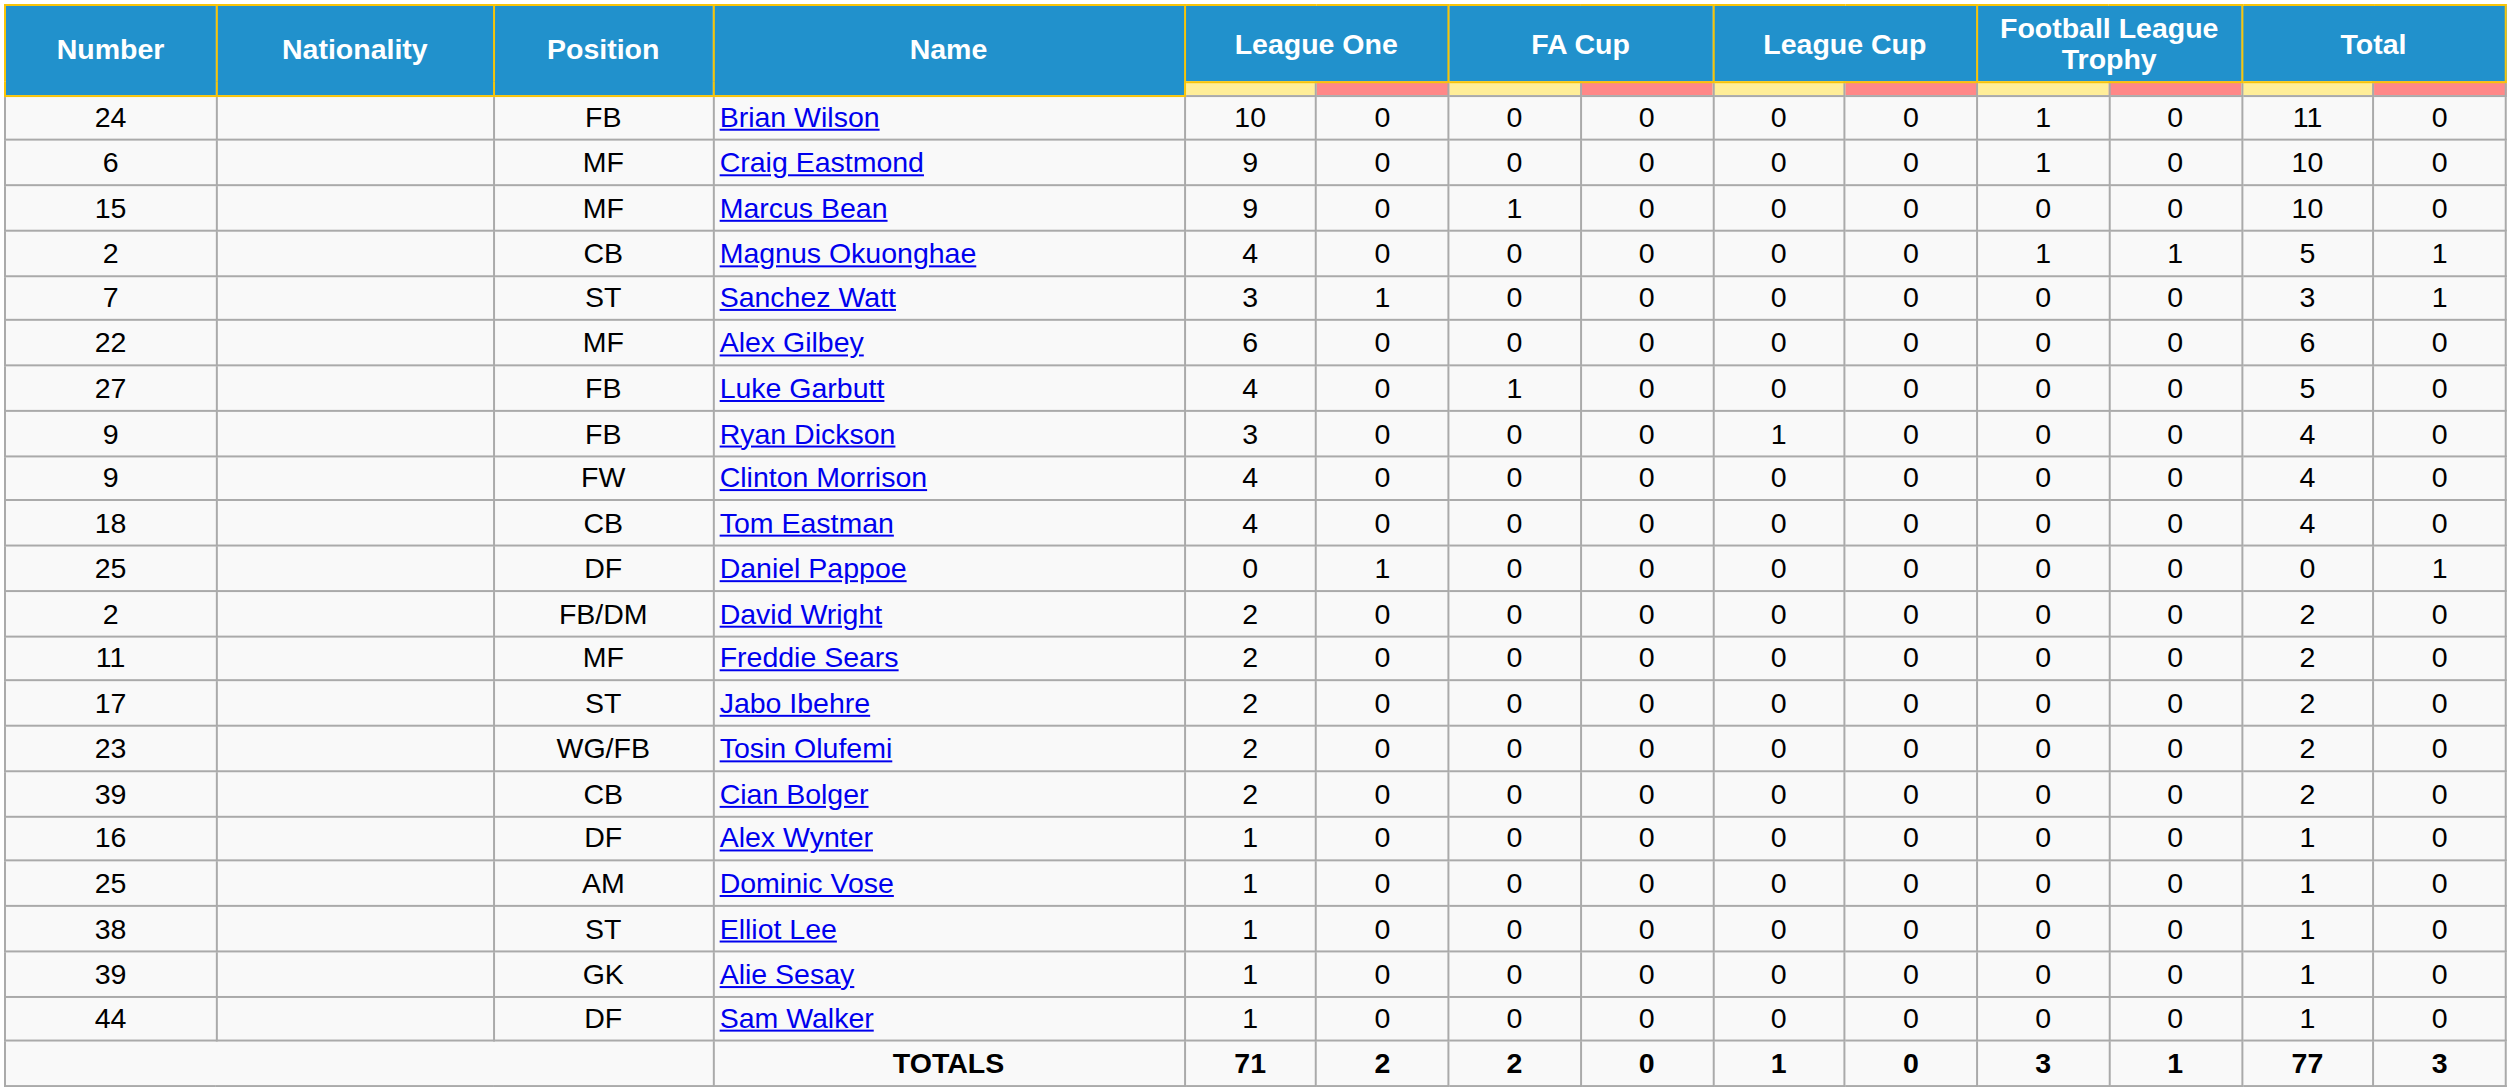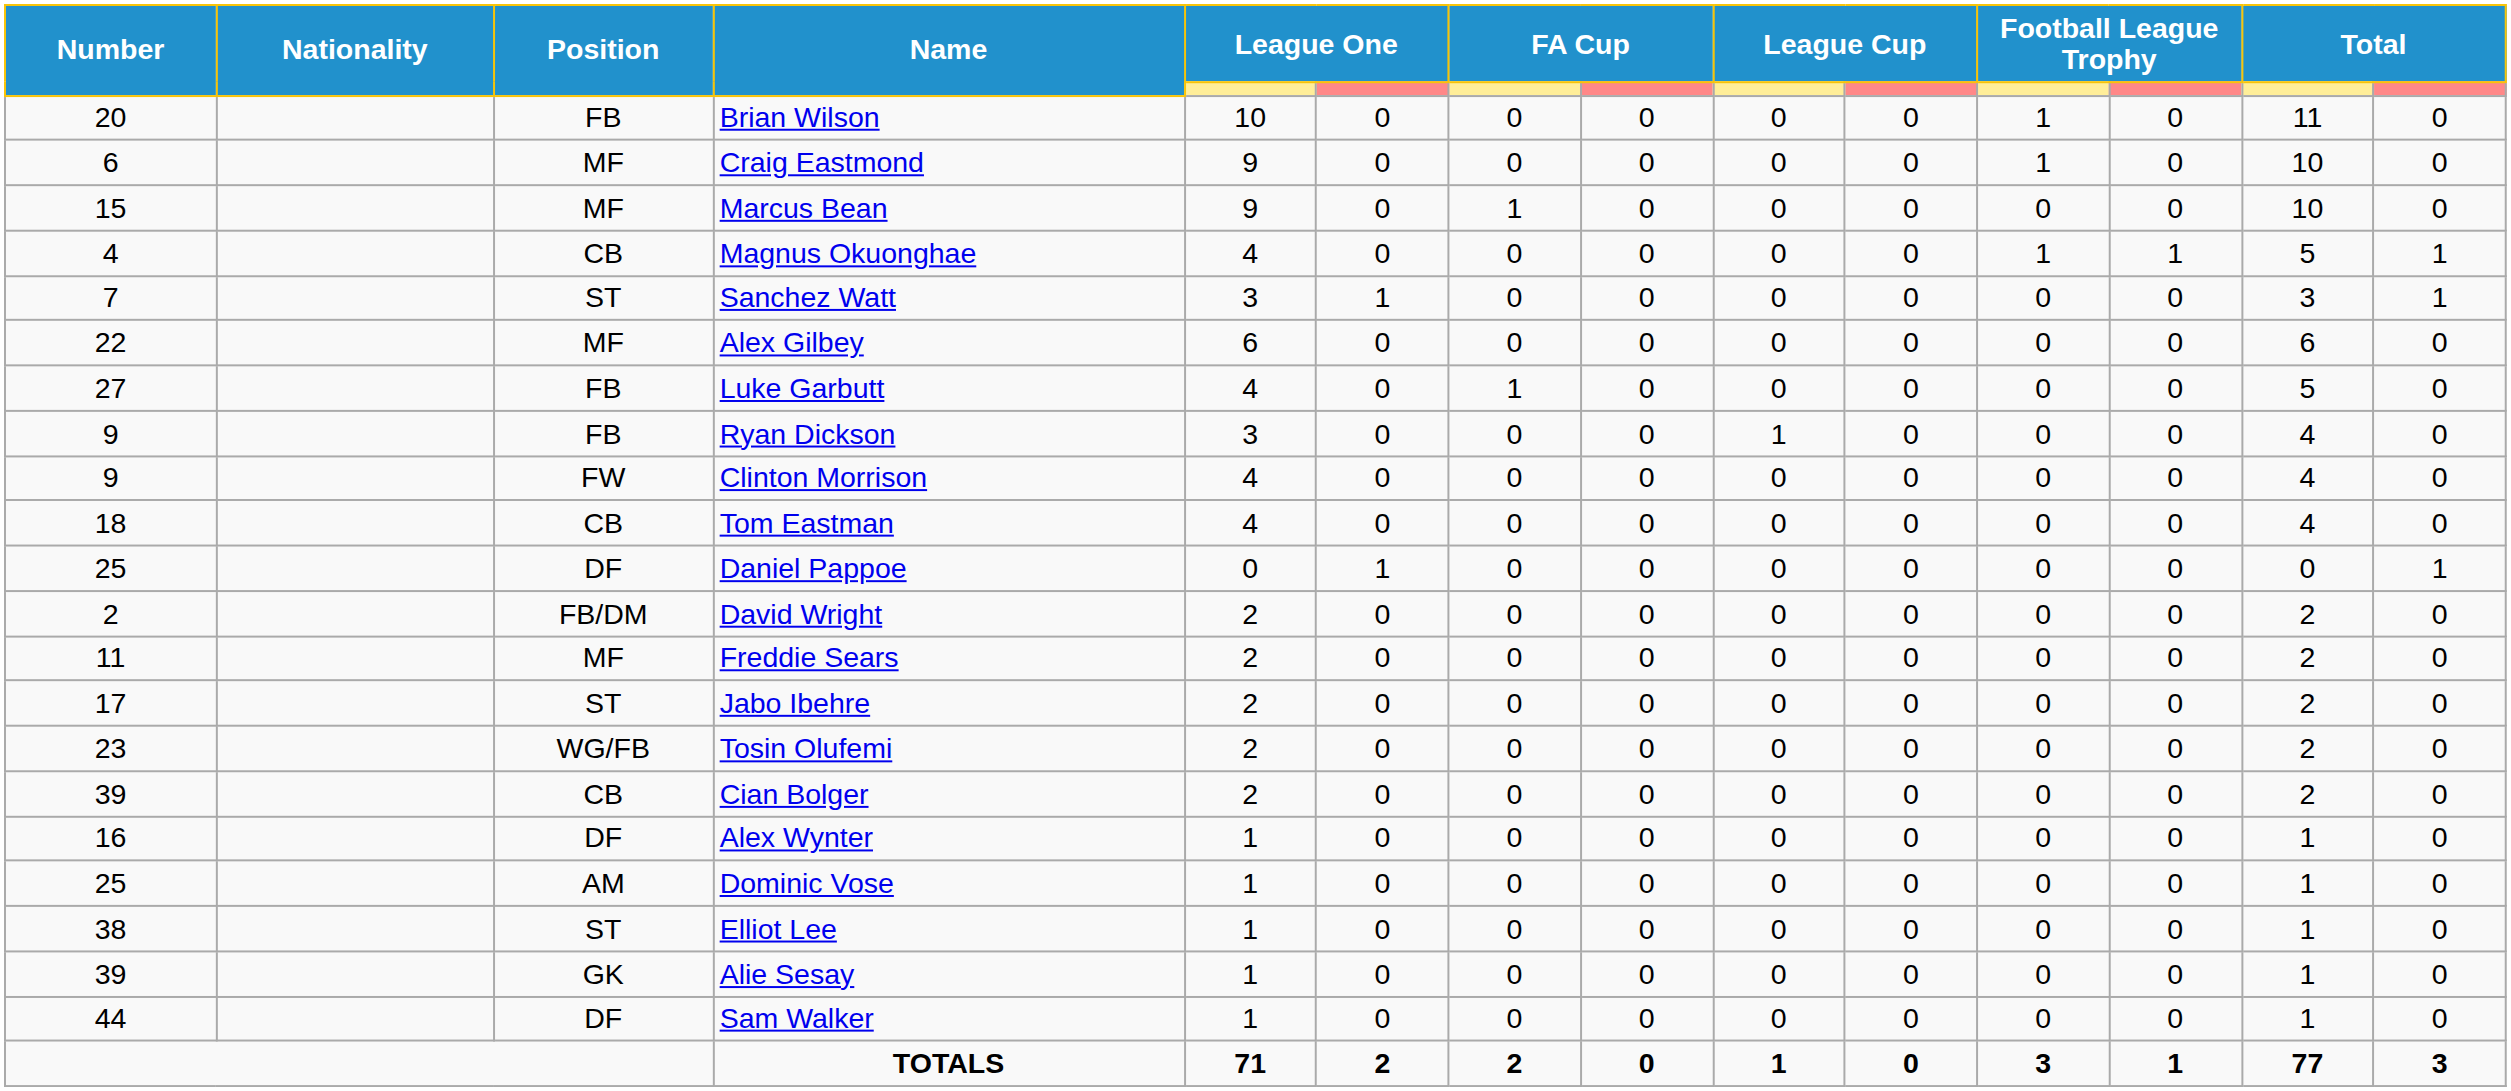(111, 118) 24 -> (111, 118) 20
(111, 253) 2 -> (111, 253) 4
